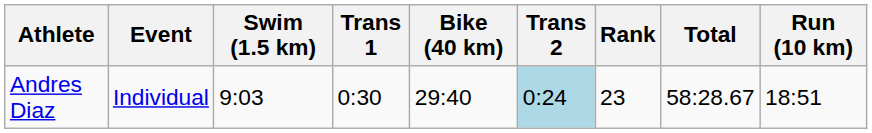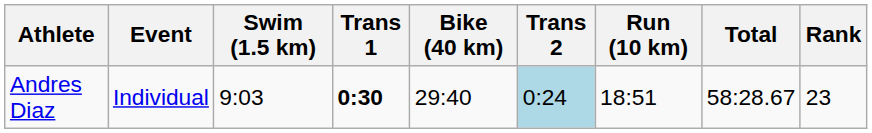columns swapped: (813, 35) <-> (628, 35)
(360, 96) normal -> (360, 96) bold
